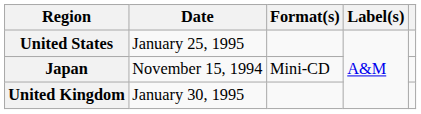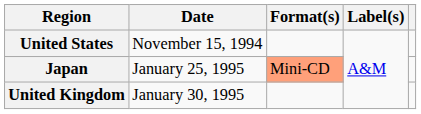(188, 43) January 25, 1995 -> (197, 43) November 15, 1994
(197, 69) November 15, 1994 -> (188, 69) January 25, 1995
(300, 69) no background -> (300, 69) lightsalmon background
